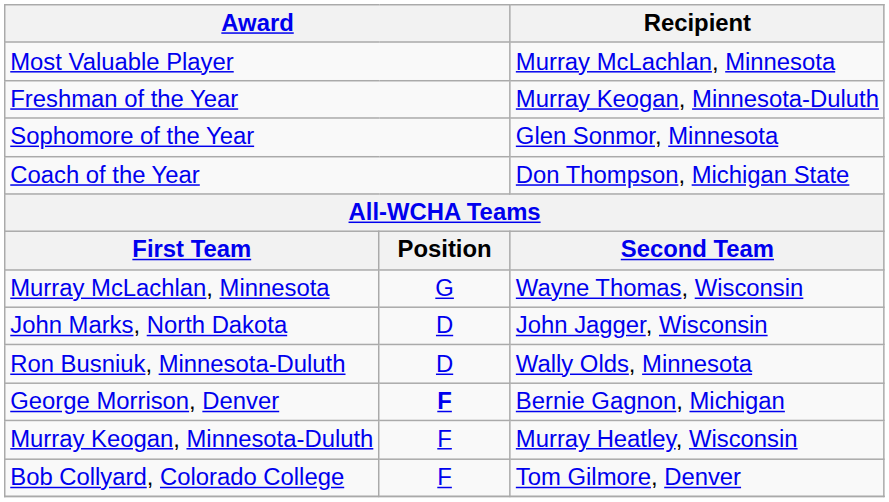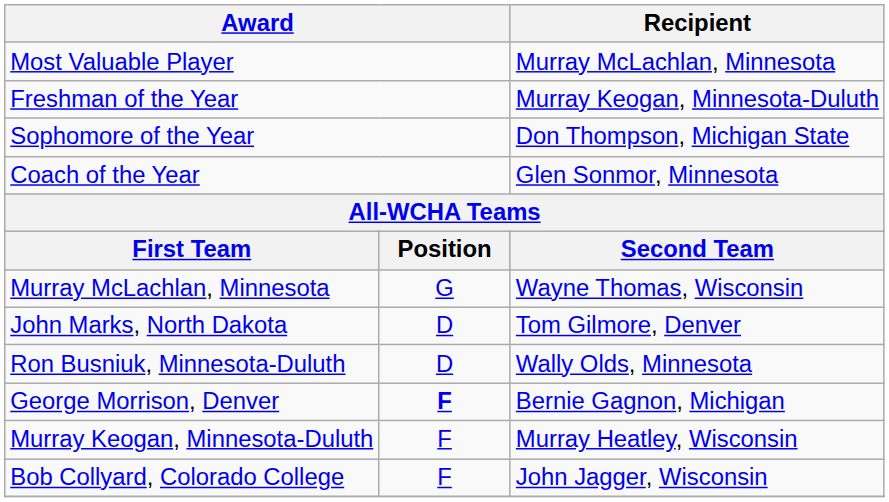(647, 136) Glen Sonmor, Minnesota -> (683, 136) Don Thompson, Michigan State
(683, 174) Don Thompson, Michigan State -> (647, 174) Glen Sonmor, Minnesota
(642, 325) John Jagger, Wisconsin -> (628, 325) Tom Gilmore, Denver
(628, 477) Tom Gilmore, Denver -> (642, 477) John Jagger, Wisconsin
